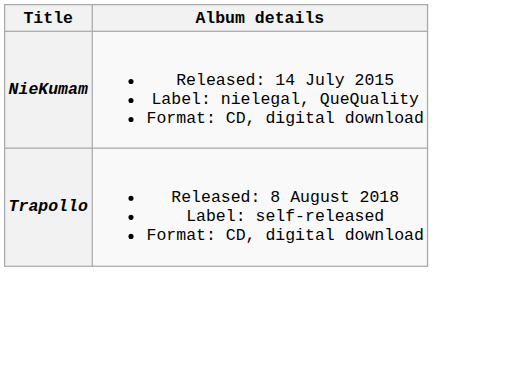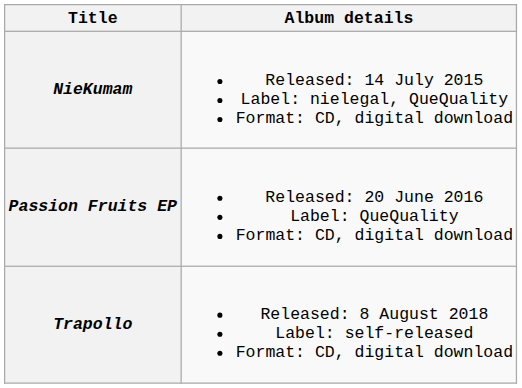+ row: (93, 207)
